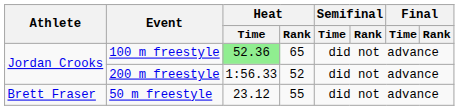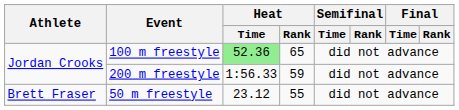(297, 74) 52 -> (297, 74) 59
